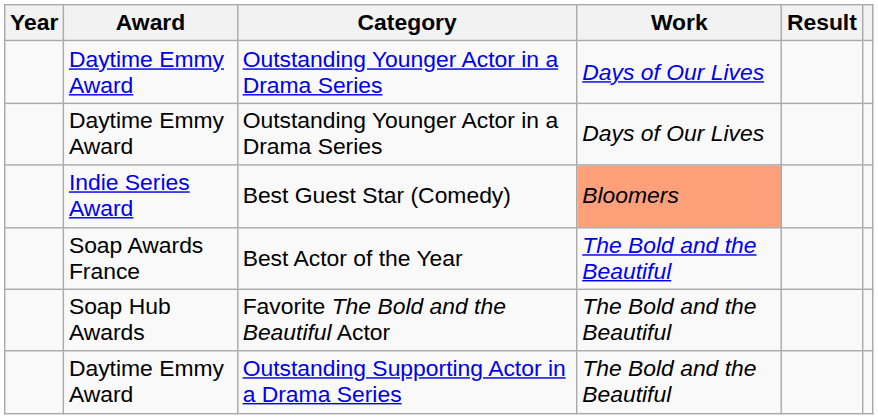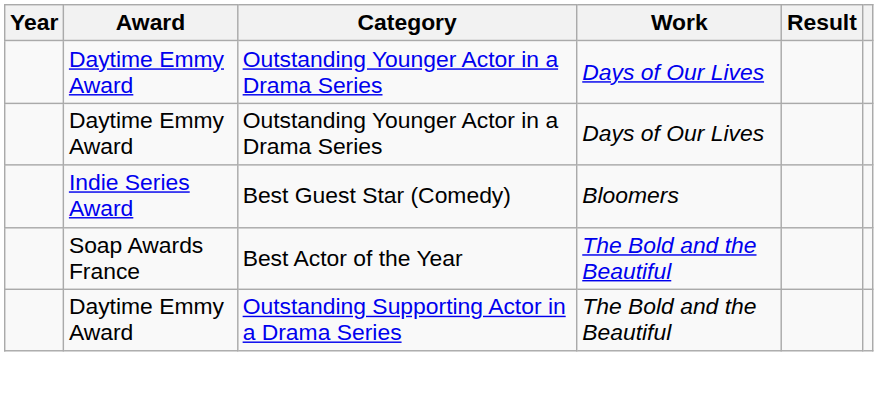(631, 195) lightsalmon background -> (631, 195) no background
- row: (120, 319)
